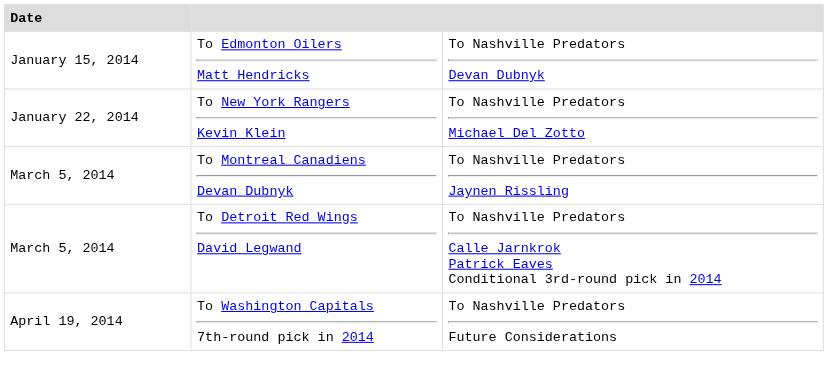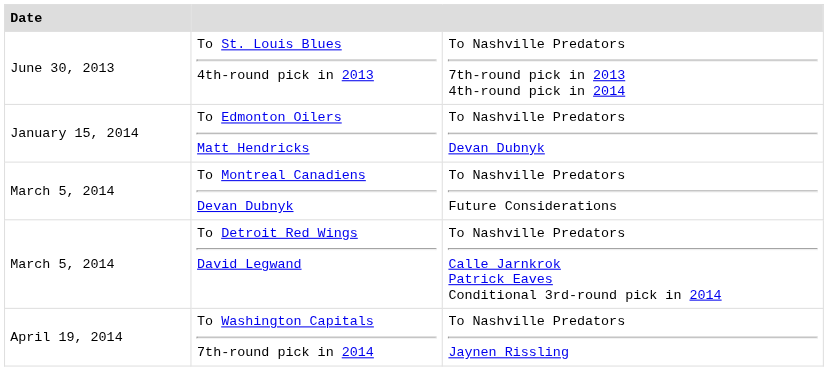+ row: (317, 60)
- row: (317, 118)
(633, 175) To Nashville Predators Jaynen Rissling -> (633, 191) To Nashville Predators Future Considerations
(633, 322) To Nashville Predators Future Considerations -> (633, 337) To Nashville Predators Jaynen Rissling
